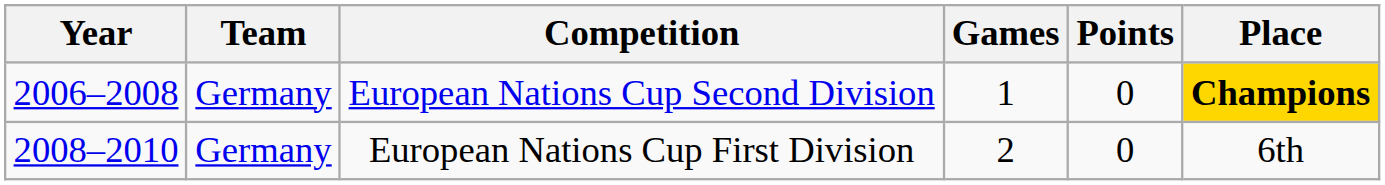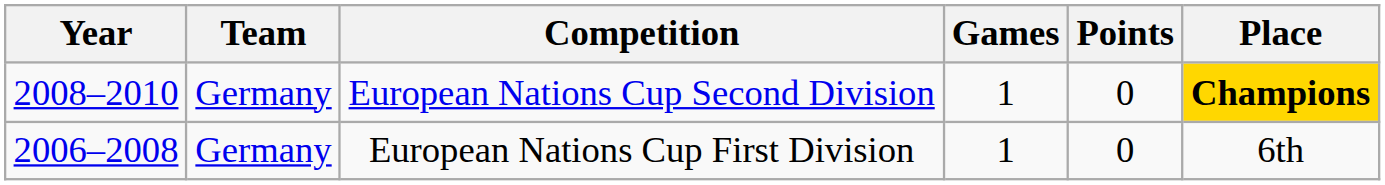(96, 91) 2006–2008 -> (96, 91) 2008–2010
(96, 149) 2008–2010 -> (96, 149) 2006–2008
(1006, 149) 2 -> (1006, 149) 1
